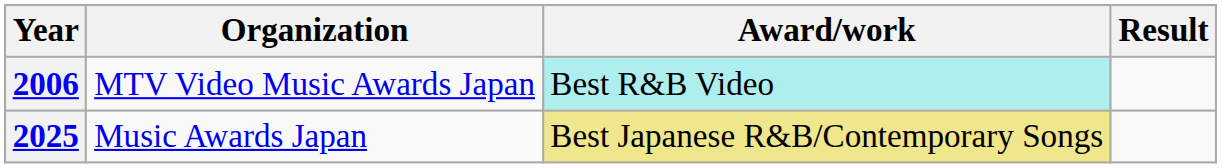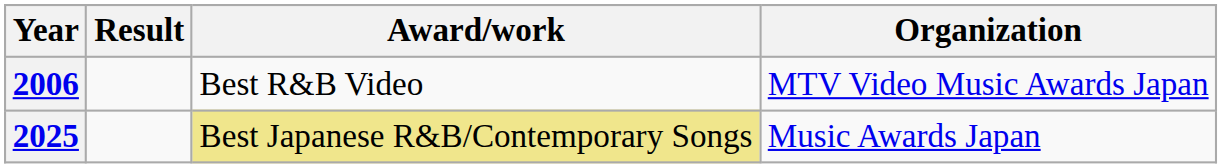columns swapped: (315, 30) <-> (1164, 30)
(662, 83) paleturquoise background -> (311, 83) no background
